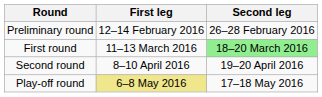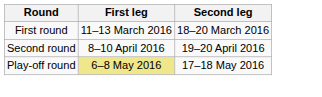- row: (50, 30)
(262, 48) lightgreen background -> (223, 30) no background
